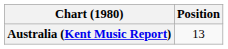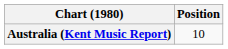(198, 34) 13 -> (198, 34) 10
